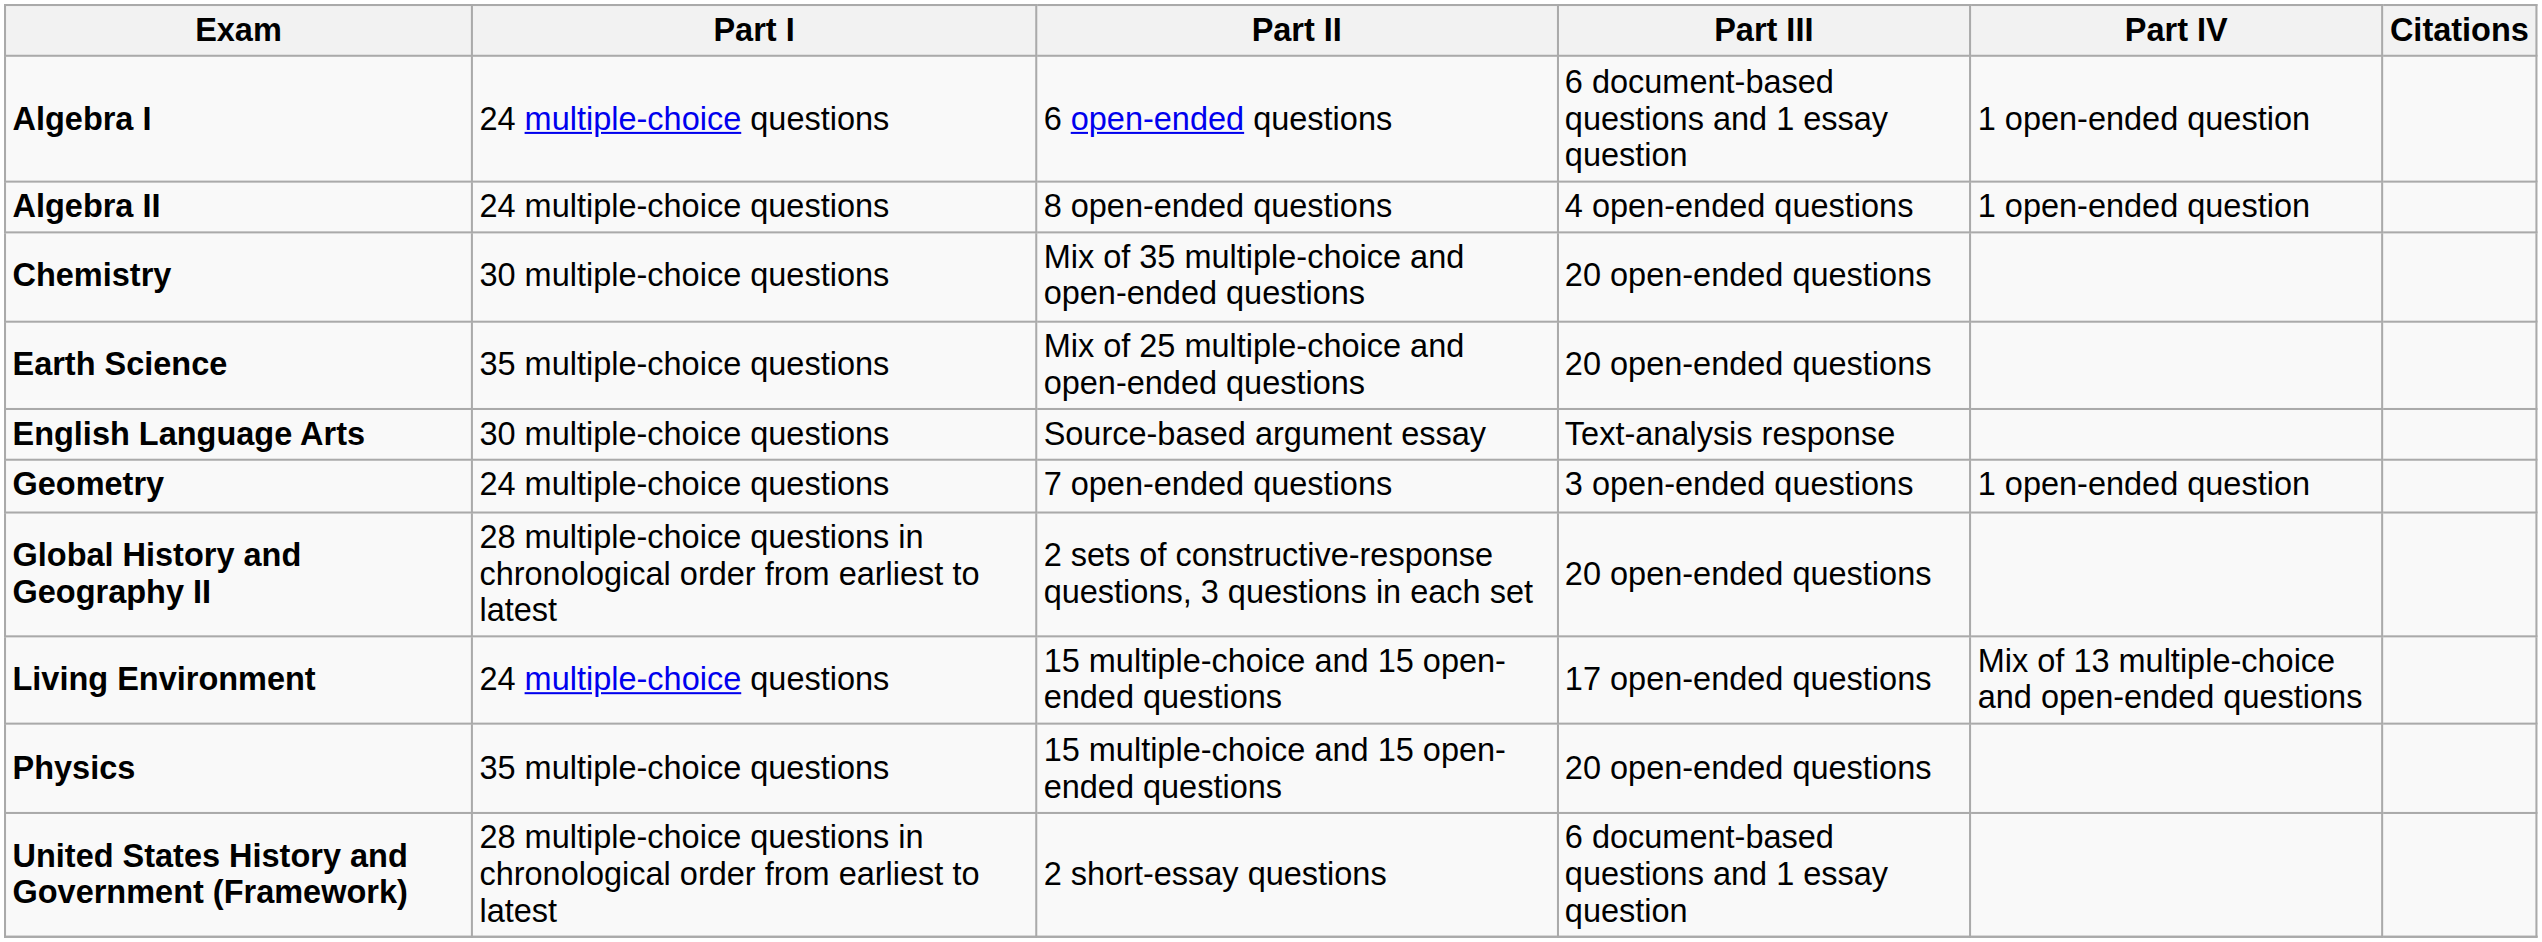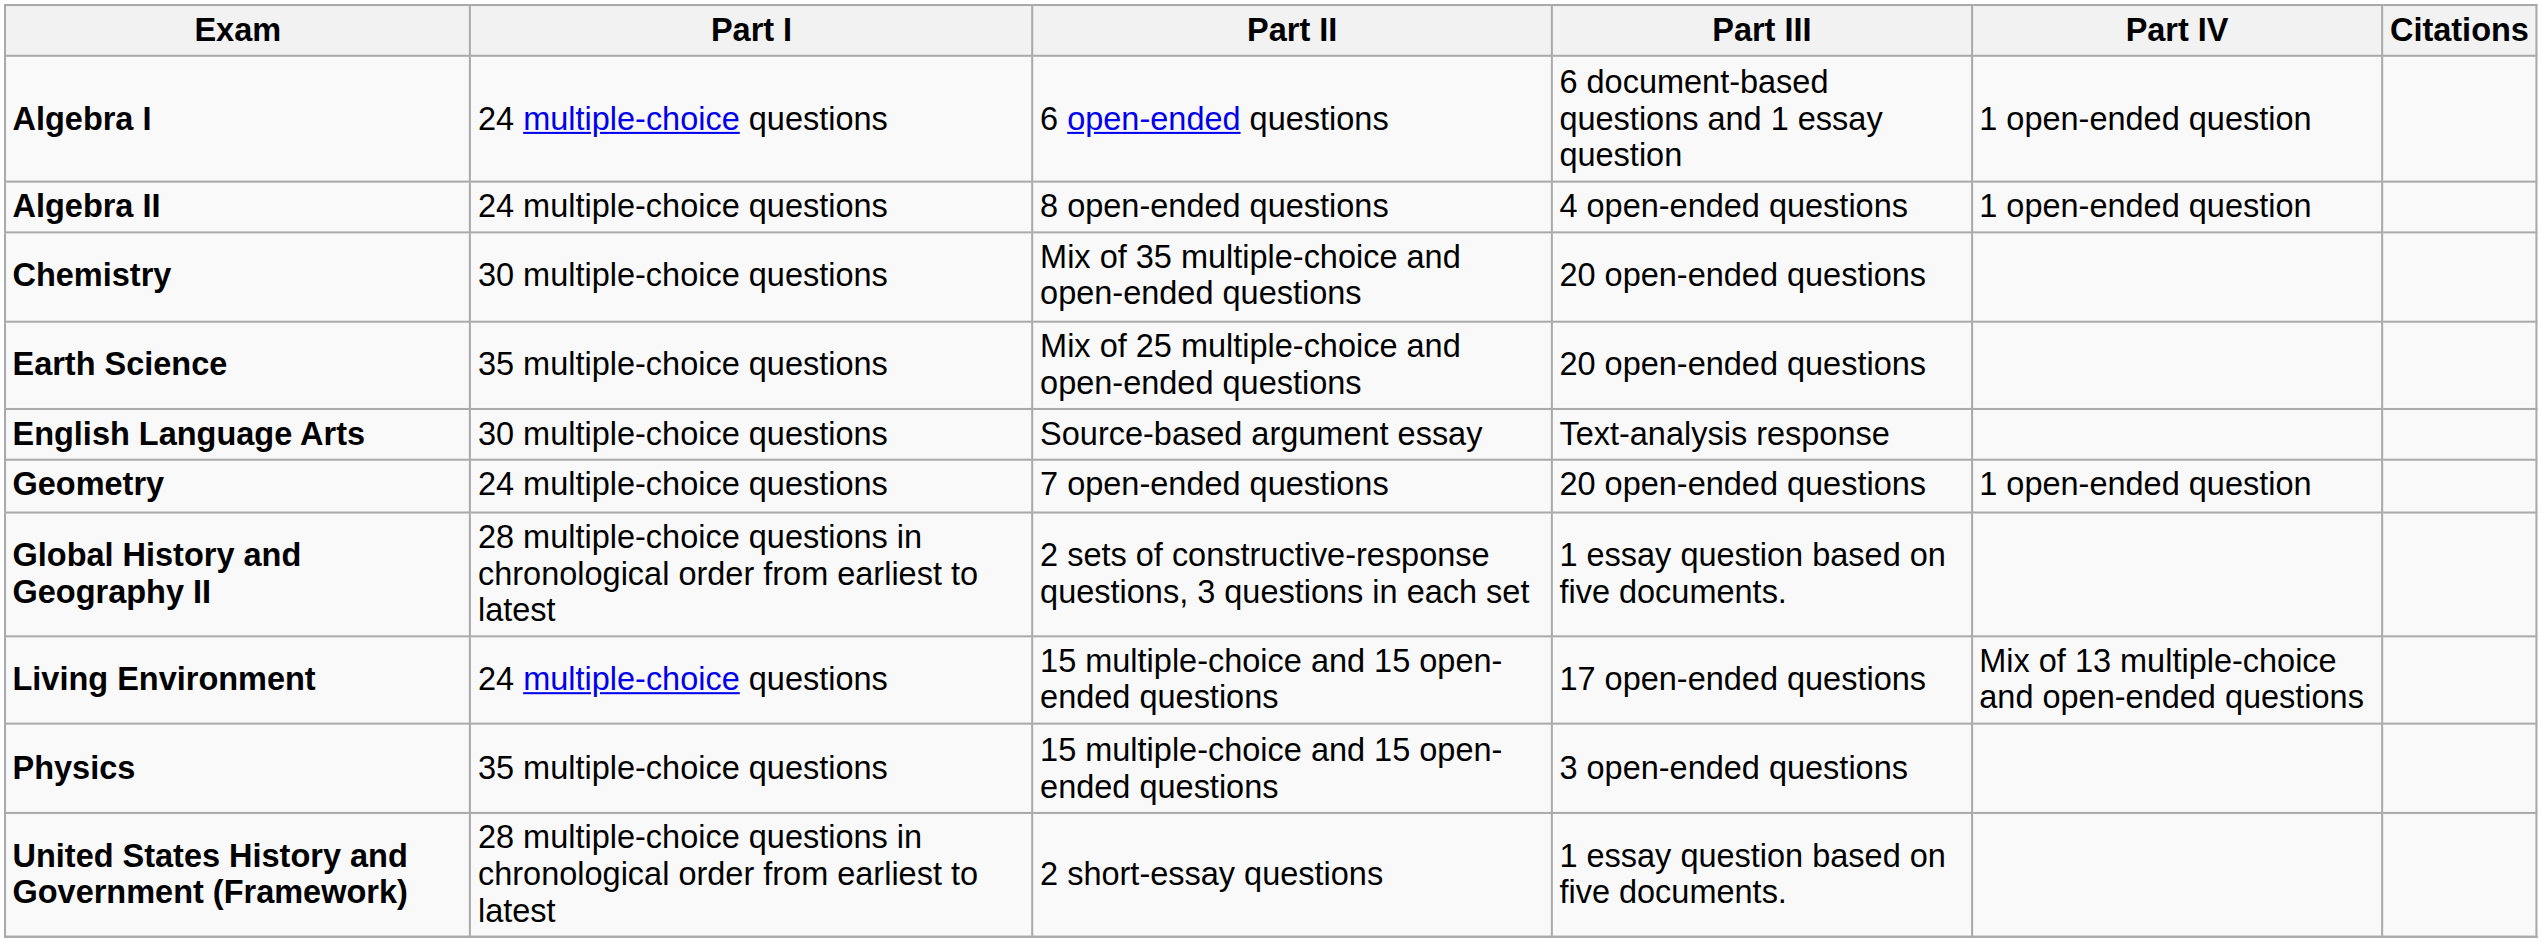(1739, 485) 3 open-ended questions -> (1743, 485) 20 open-ended questions
(1748, 573) 20 open-ended questions -> (1753, 573) 1 essay question based on five documents.
(1748, 767) 20 open-ended questions -> (1734, 767) 3 open-ended questions
(1726, 874) 6 document-based questions and 1 essay question -> (1753, 874) 1 essay question based on five documents.
